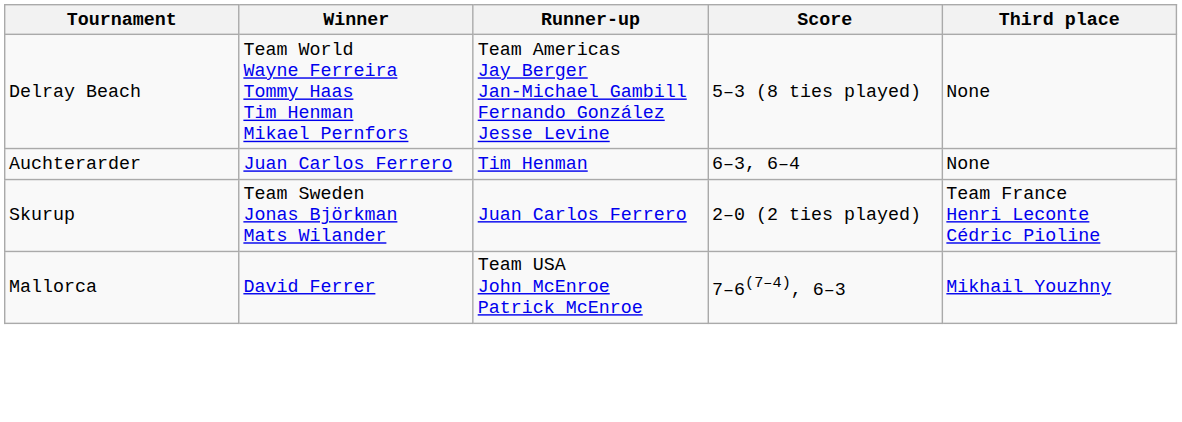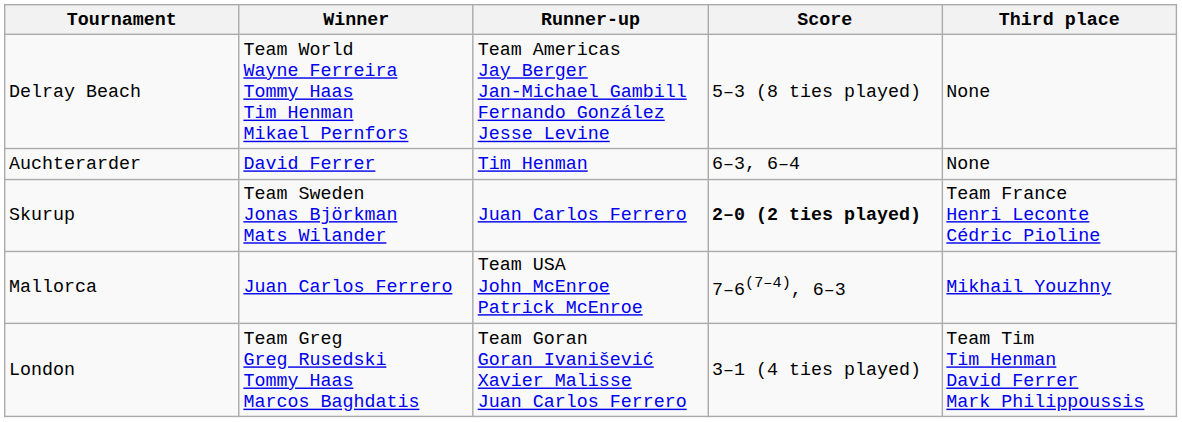(348, 164) Juan Carlos Ferrero -> (309, 164) David Ferrer
(817, 215) normal -> (817, 215) bold
(309, 287) David Ferrer -> (348, 287) Juan Carlos Ferrero
+ row: (42, 370)
